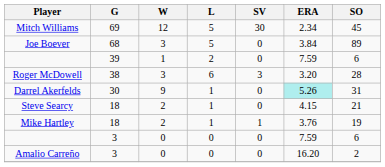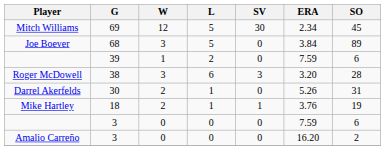(163, 91) 9 -> (163, 91) 2
(308, 91) paleturquoise background -> (308, 91) no background
- row: (47, 106)
